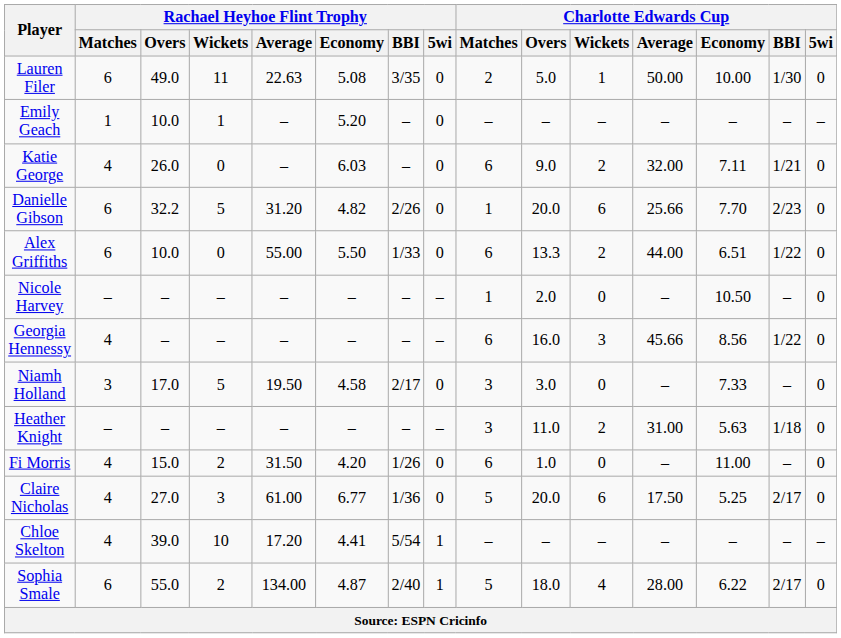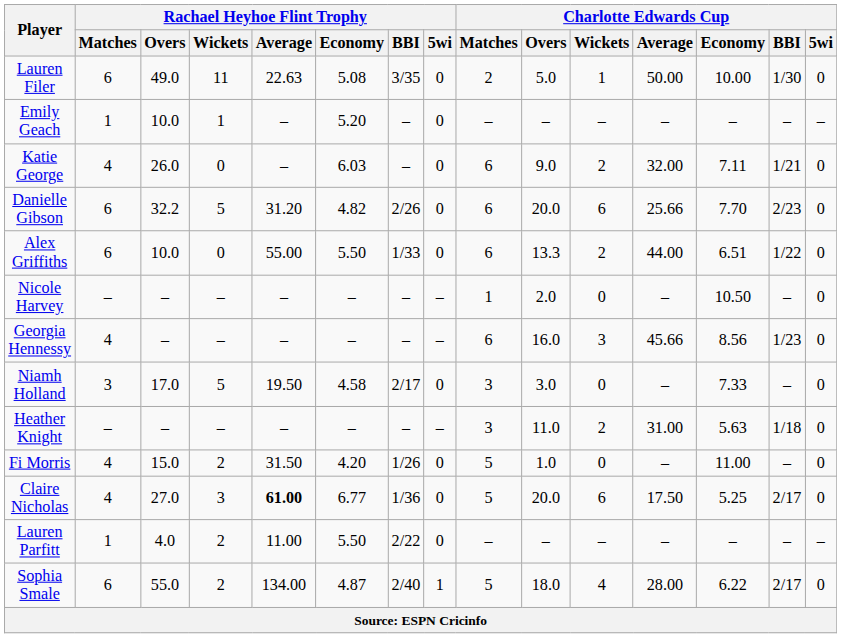(489, 209) 1 -> (489, 209) 6
(787, 340) 1/22 -> (787, 340) 1/23
(489, 462) 6 -> (489, 462) 5
(284, 497) normal -> (284, 497) bold
+ row: (40, 541)
- row: (40, 541)
